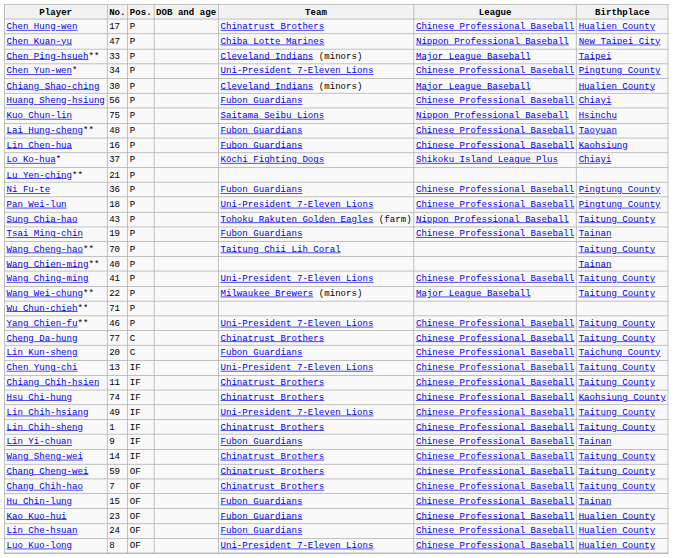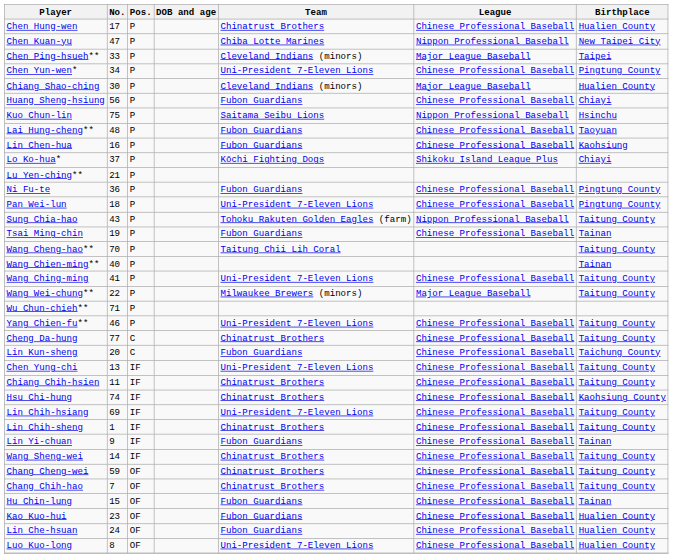(115, 412) 49 -> (115, 412) 69
